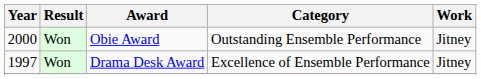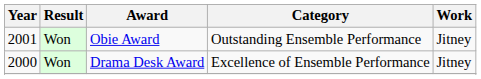(22, 39) 2000 -> (22, 39) 2001
(22, 62) 1997 -> (22, 62) 2000
